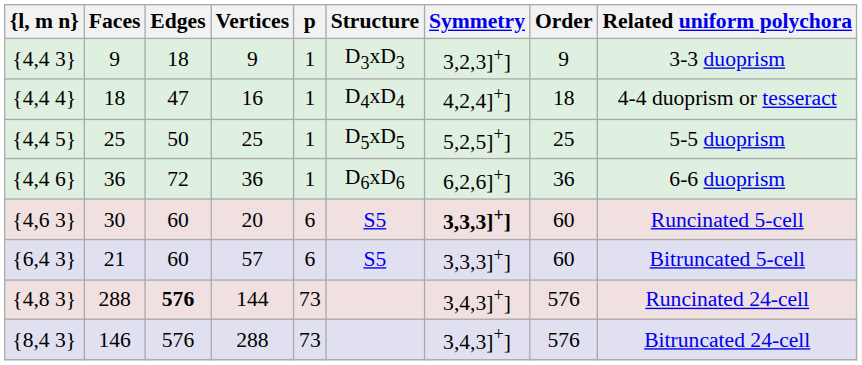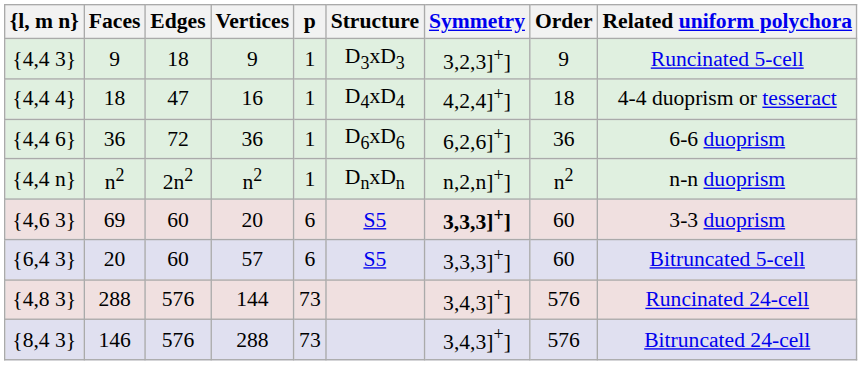(727, 58) 3-3 duoprism -> (727, 58) Runcinated 5-cell
- row: (44, 138)
+ row: (44, 179)
(115, 219) 30 -> (115, 219) 69
(727, 219) Runcinated 5-cell -> (727, 219) 3-3 duoprism
(115, 259) 21 -> (115, 259) 20
(178, 299) bold -> (178, 299) normal
